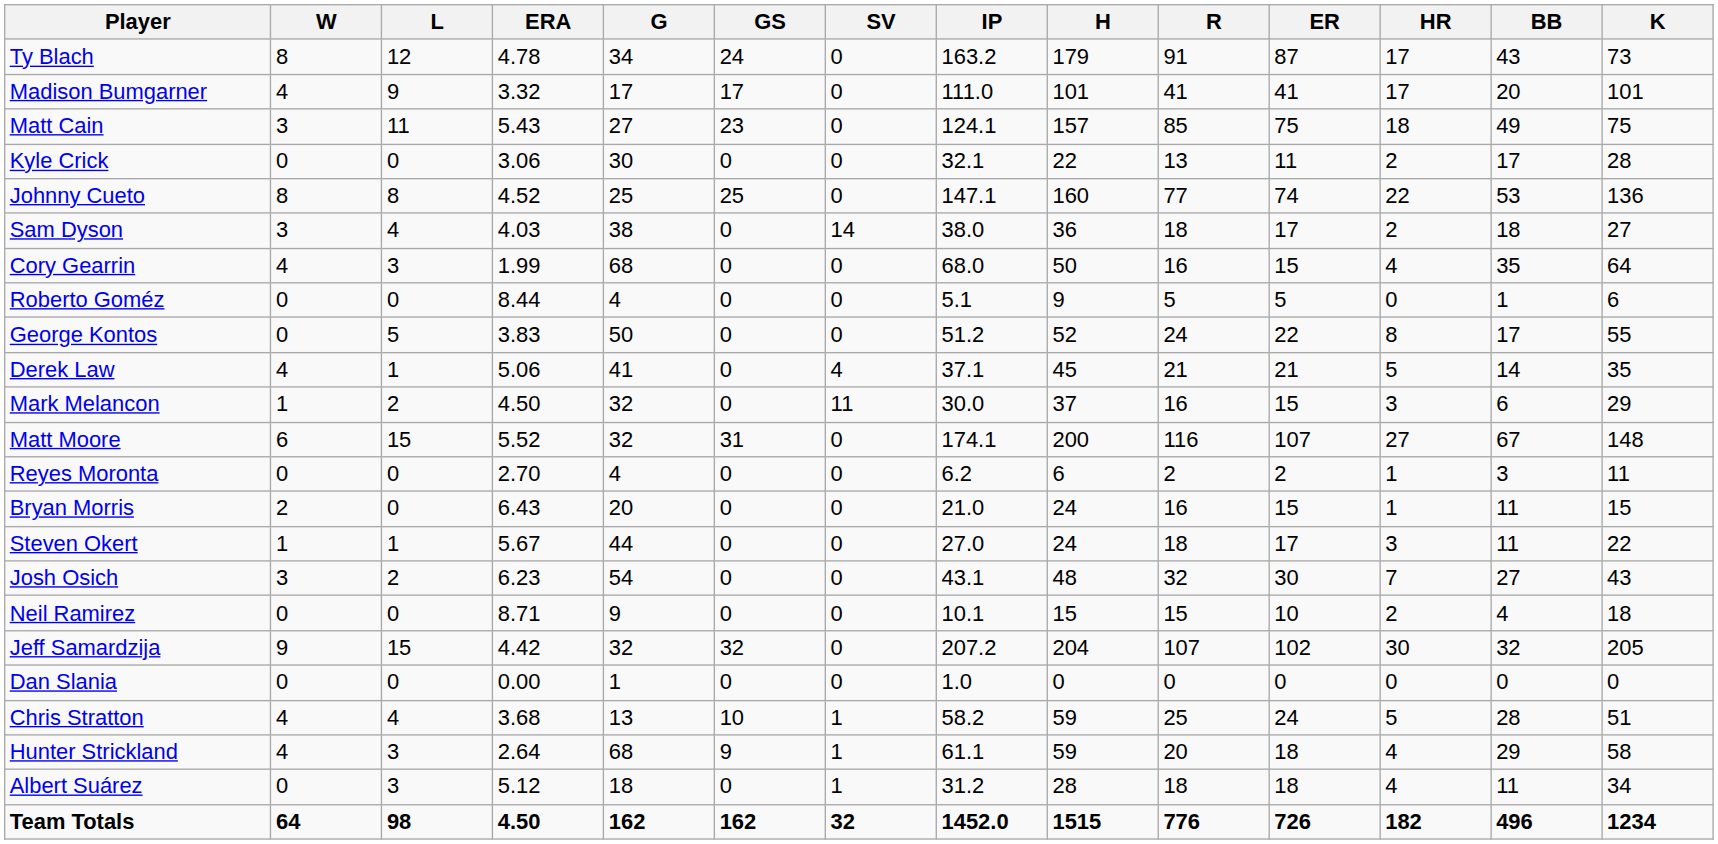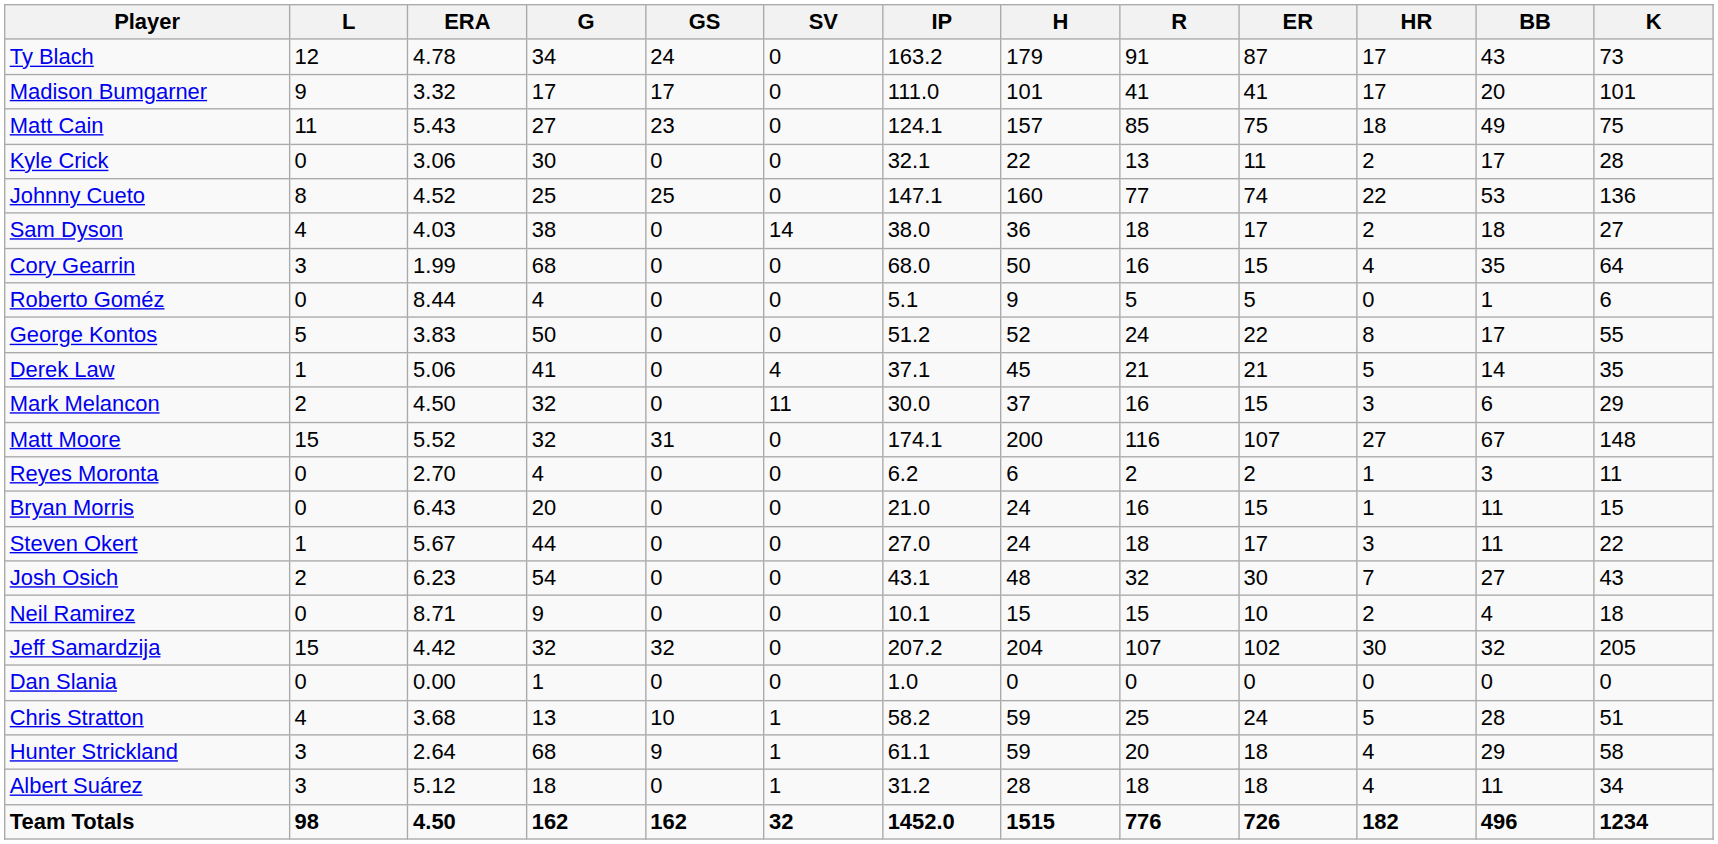- column: (326, 21)
